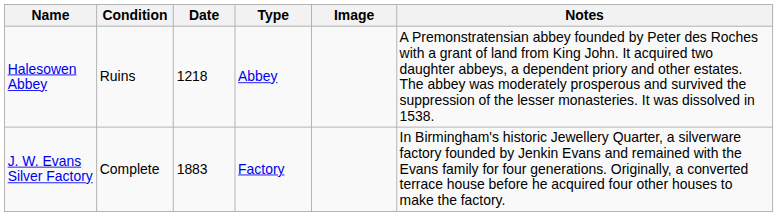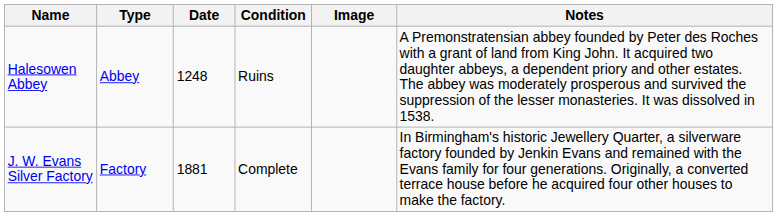columns swapped: (273, 15) <-> (135, 15)
(192, 76) 1218 -> (192, 76) 1248
(192, 169) 1883 -> (192, 169) 1881
